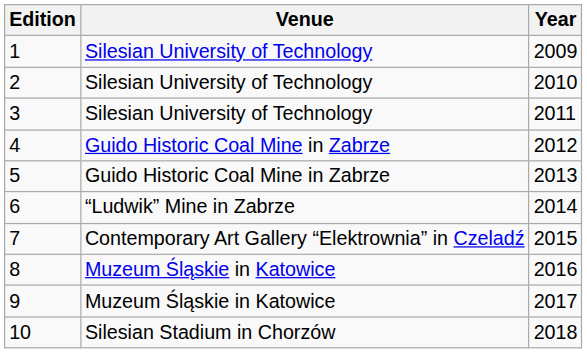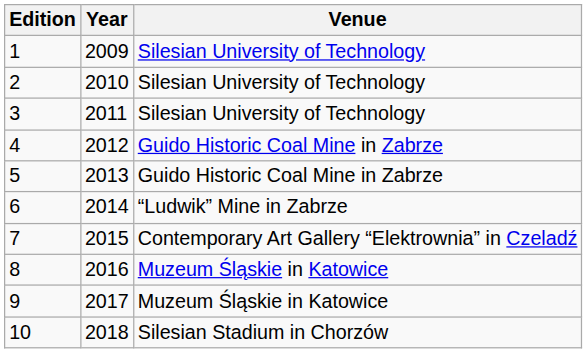columns swapped: (556, 20) <-> (305, 20)
